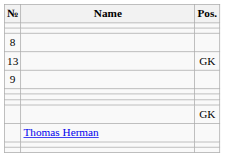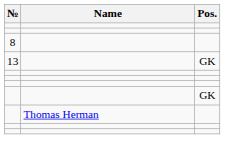- row: (13, 80)
